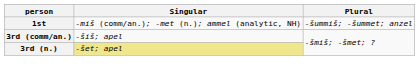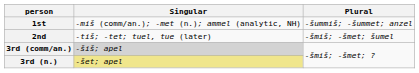+ row: (39, 36)
(99, 36) no background -> (99, 49) lightgrey background
